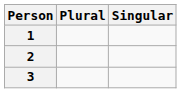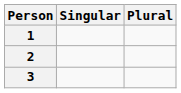columns swapped: (142, 15) <-> (83, 15)
